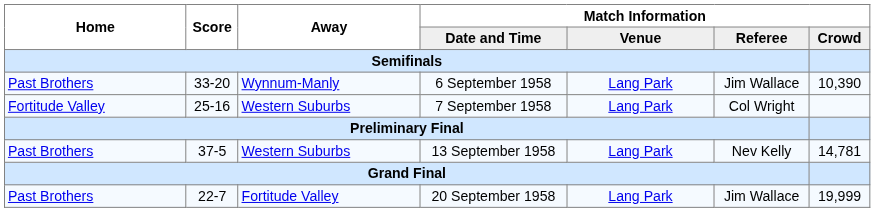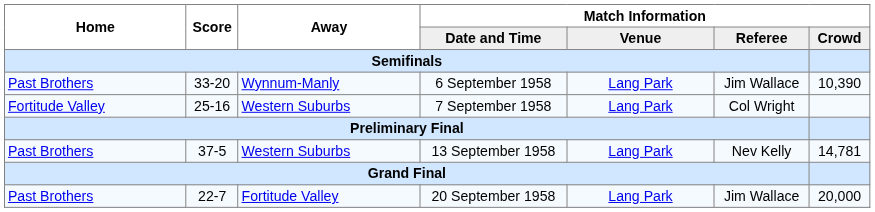(840, 196) 19,999 -> (840, 196) 20,000
